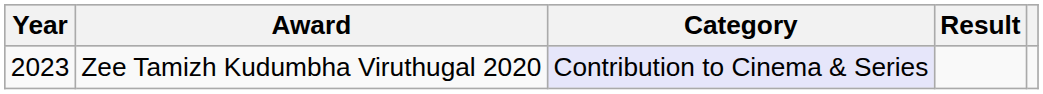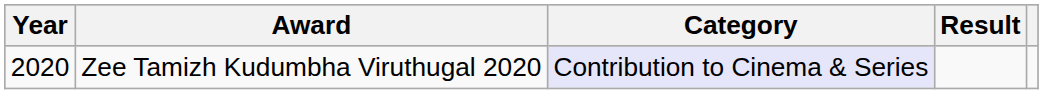(40, 66) 2023 -> (40, 66) 2020
